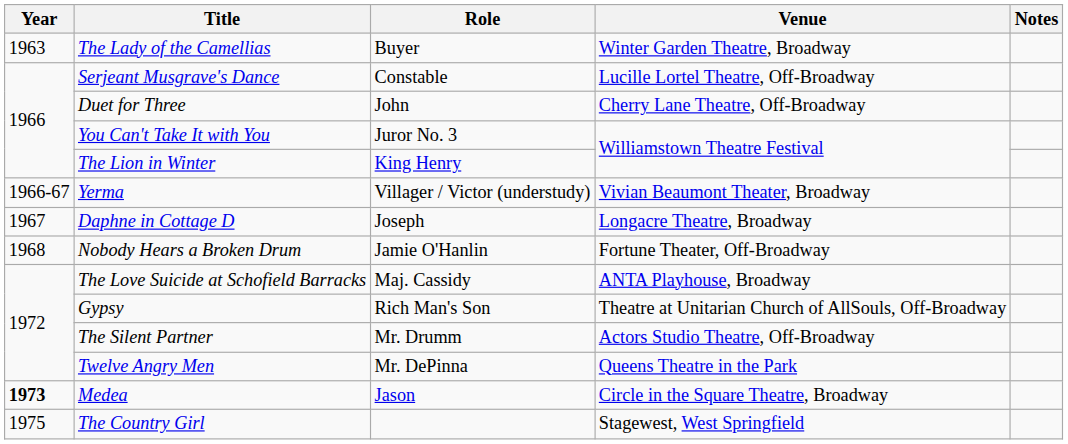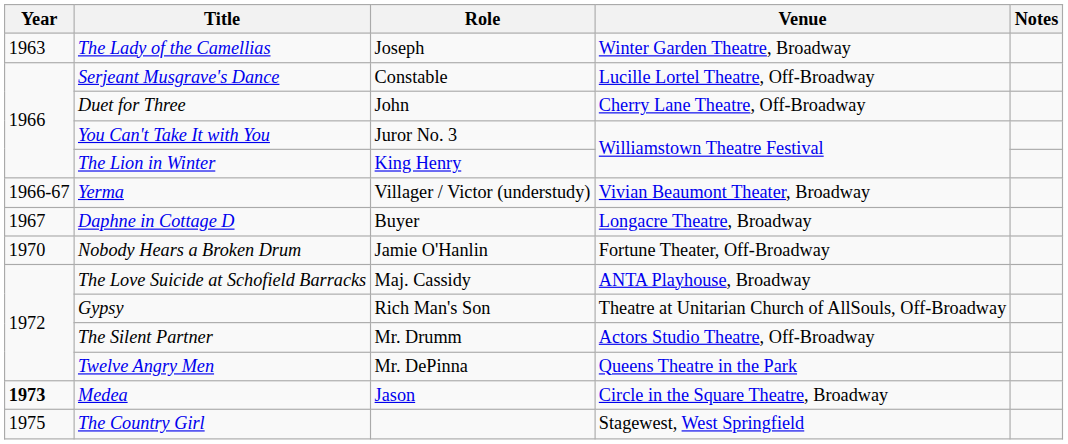(397, 47) Buyer -> (399, 47) Joseph
(399, 221) Joseph -> (397, 221) Buyer
(27, 250) 1968 -> (27, 250) 1970
